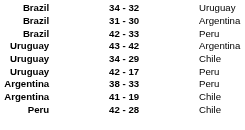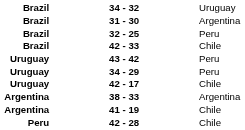+ row: (124, 33)
(209, 33) Peru -> (210, 46) Chile
(220, 46) Argentina -> (209, 59) Peru
(210, 59) Chile -> (209, 71) Peru
(209, 71) Peru -> (210, 84) Chile
(209, 84) Peru -> (220, 97) Argentina
